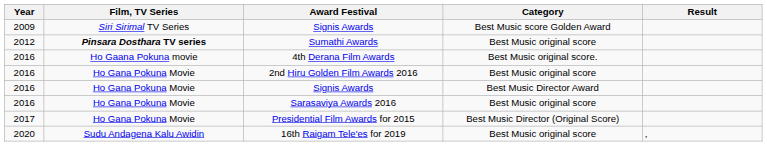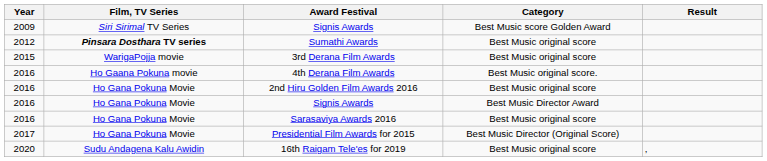+ row: (24, 57)
